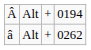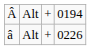(70, 34) 0262 -> (70, 34) 0226
